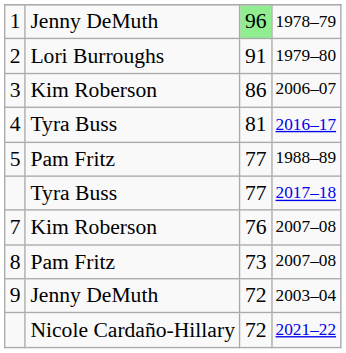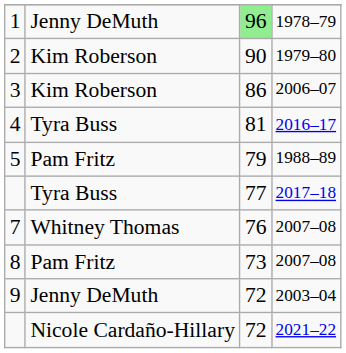(97, 55) Lori Burroughs -> (94, 55) Kim Roberson
(256, 55) 91 -> (256, 55) 90
(256, 158) 77 -> (256, 158) 79
(94, 227) Kim Roberson -> (105, 227) Whitney Thomas
